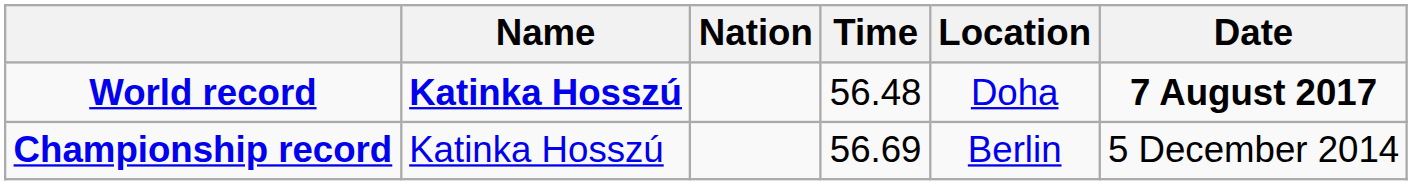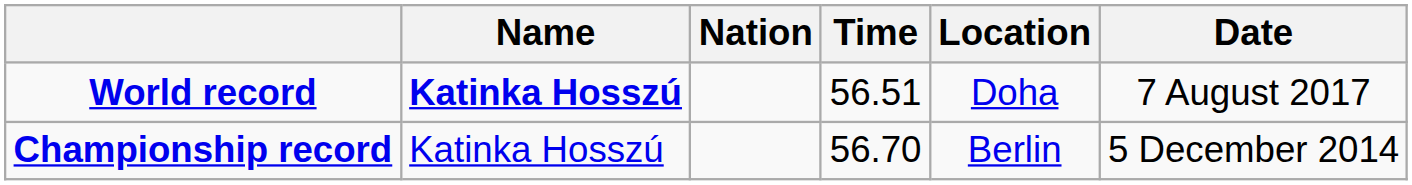(876, 91) 56.48 -> (876, 91) 56.51
(1254, 91) bold -> (1254, 91) normal
(876, 149) 56.69 -> (876, 149) 56.70
